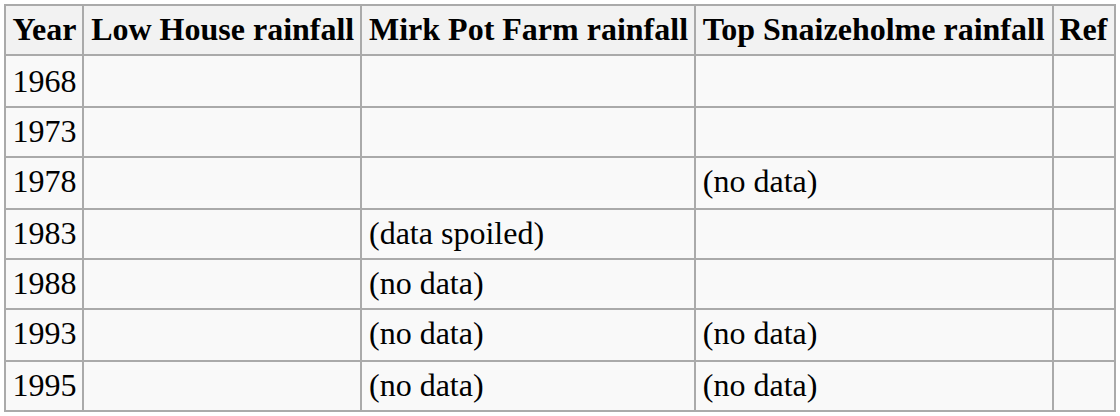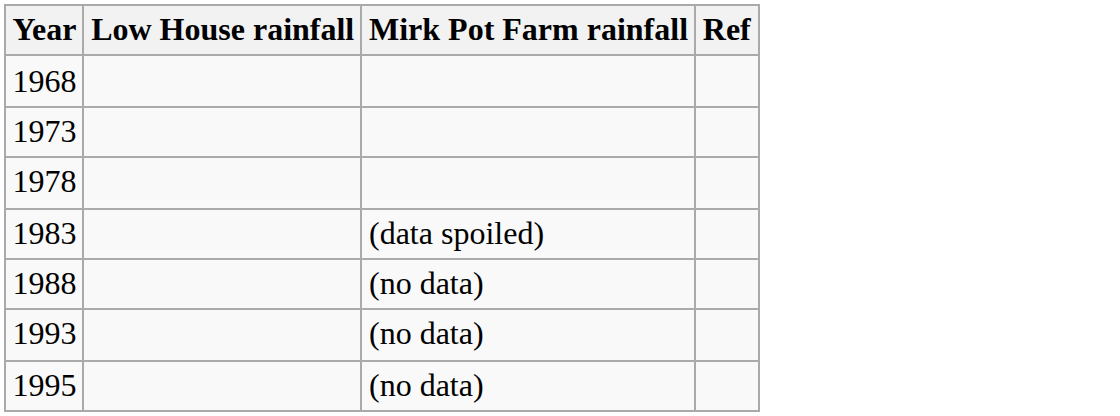- column: (874, 29)
